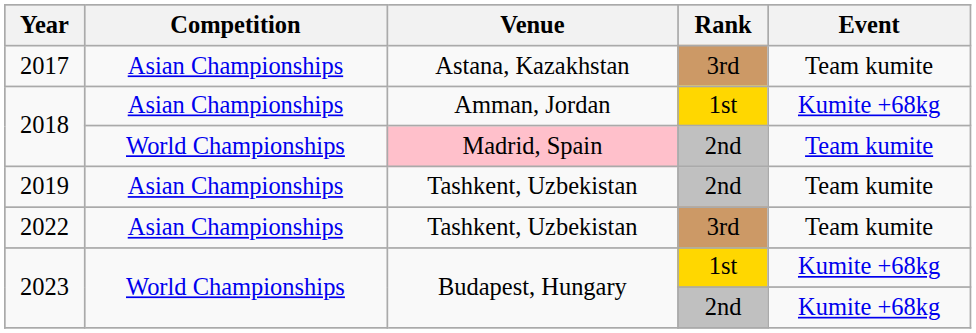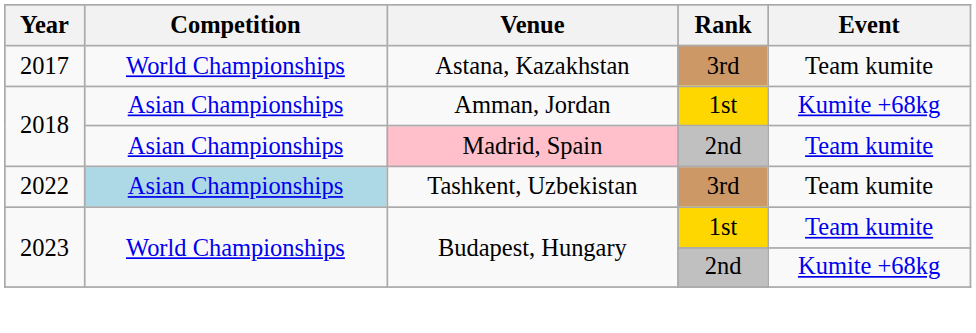(235, 65) Asian Championships -> (235, 65) World Championships
(235, 146) World Championships -> (235, 146) Asian Championships
- row: (45, 186)
(235, 226) no background -> (235, 186) lightblue background
(869, 267) Kumite +68kg -> (869, 226) Team kumite
